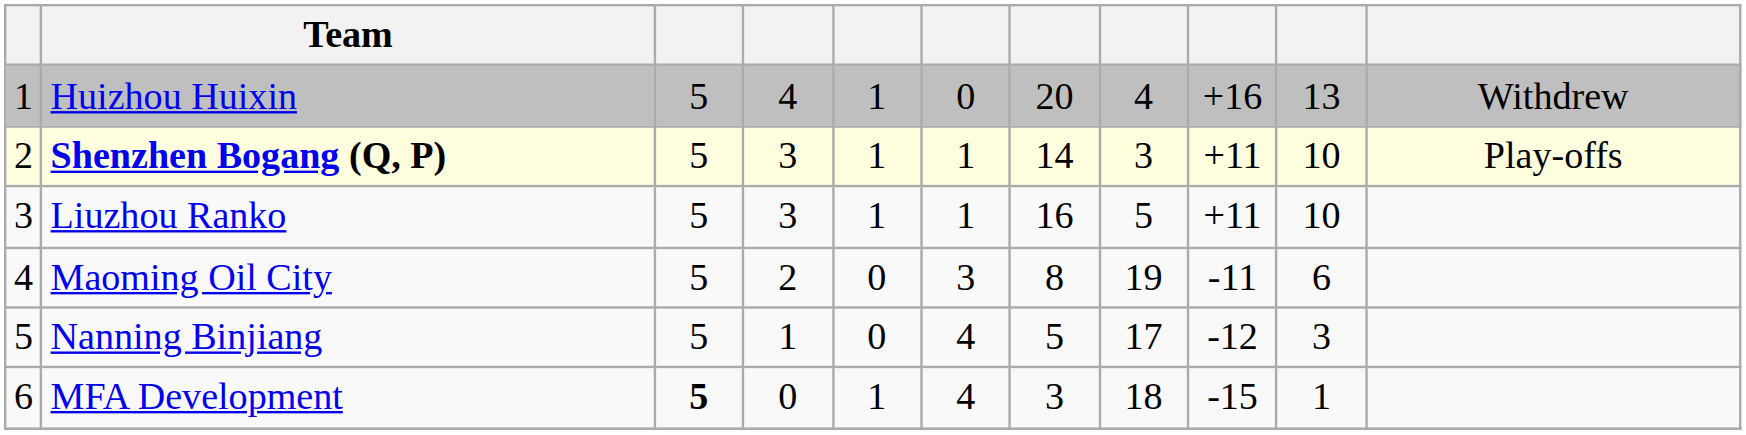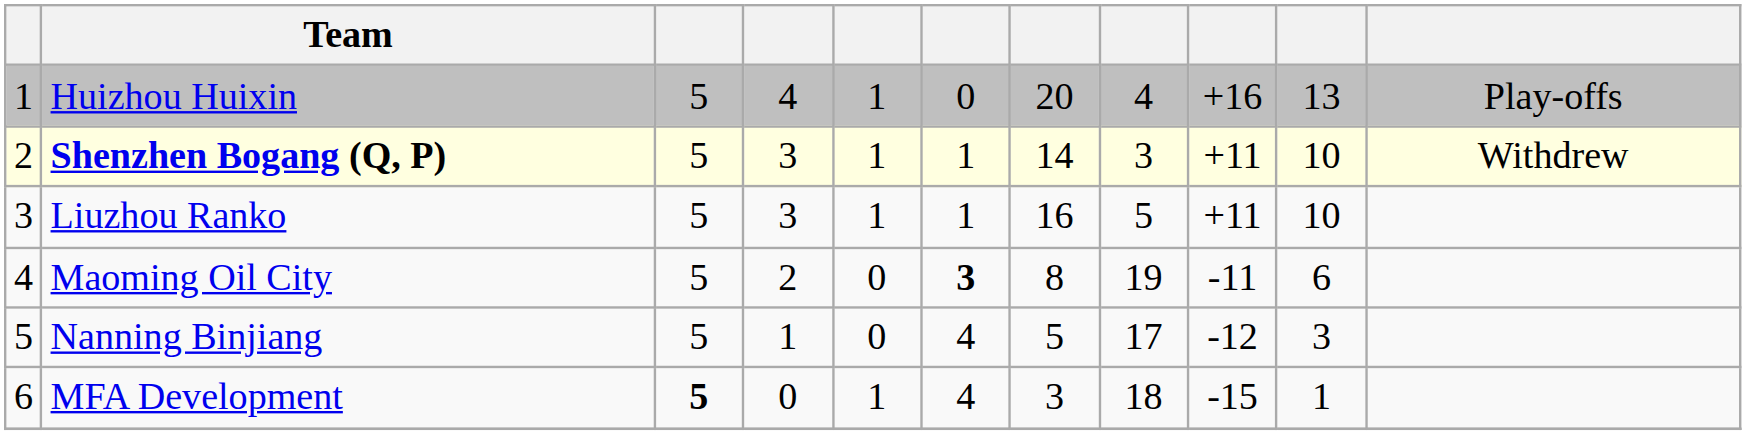(1553, 95) Withdrew -> (1553, 95) Play-offs
(1553, 155) Play-offs -> (1553, 155) Withdrew
(966, 276) normal -> (966, 276) bold
